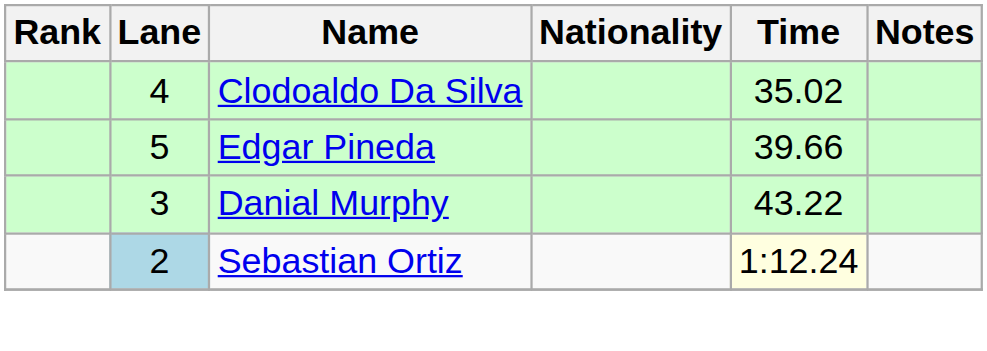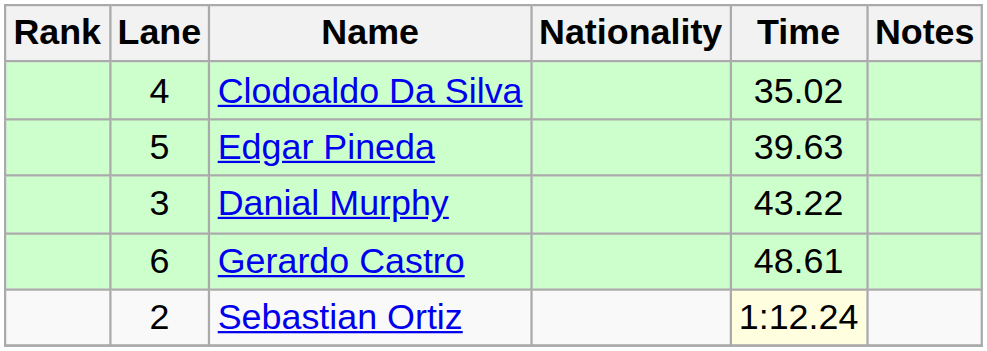(799, 146) 39.66 -> (799, 146) 39.63
+ row: (341, 260)
(159, 260) lightblue background -> (159, 317) no background
